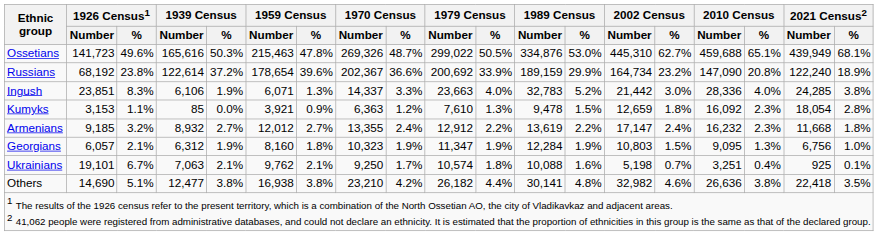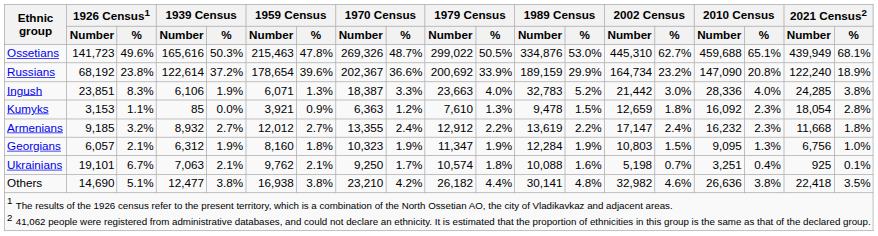(365, 91) 14,337 -> (365, 91) 18,387
